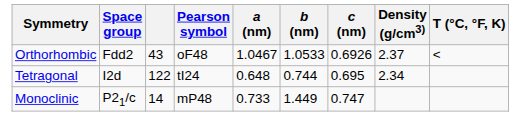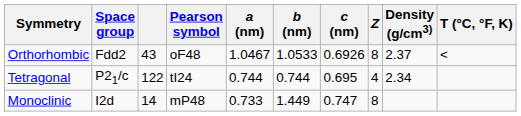+ column: (375, 24)
(112, 76) I2d -> (112, 78) P21/c
(253, 76) 0.648 -> (246, 77) 0.744
(119, 99) P21/c -> (105, 100) I2d
